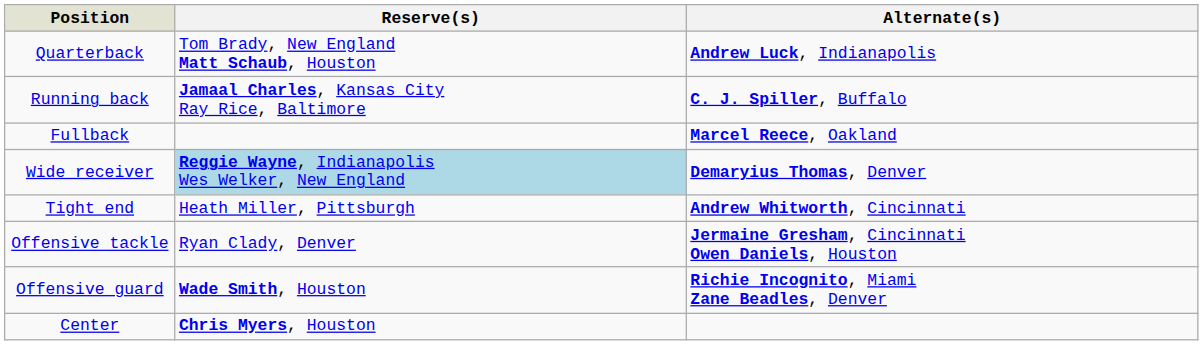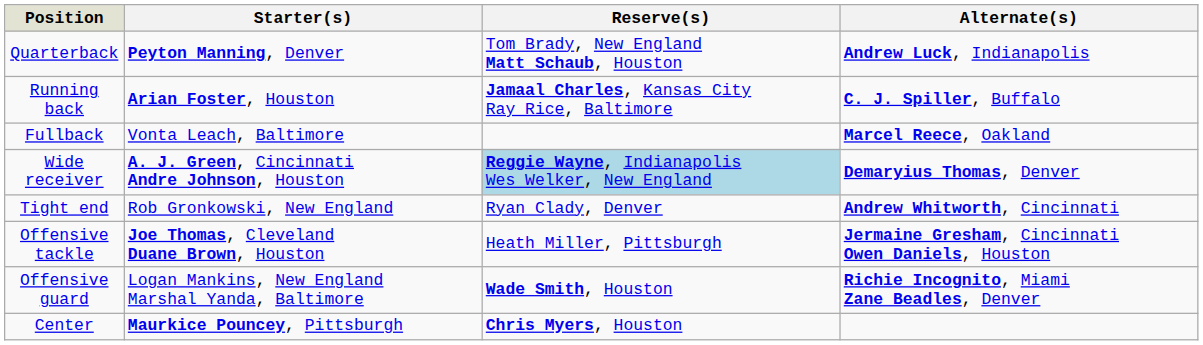+ column: (303, 18)
(297, 208) Heath Miller, Pittsburgh -> (574, 208) Ryan Clady, Denver
(267, 244) Ryan Clady, Denver -> (604, 244) Heath Miller, Pittsburgh
